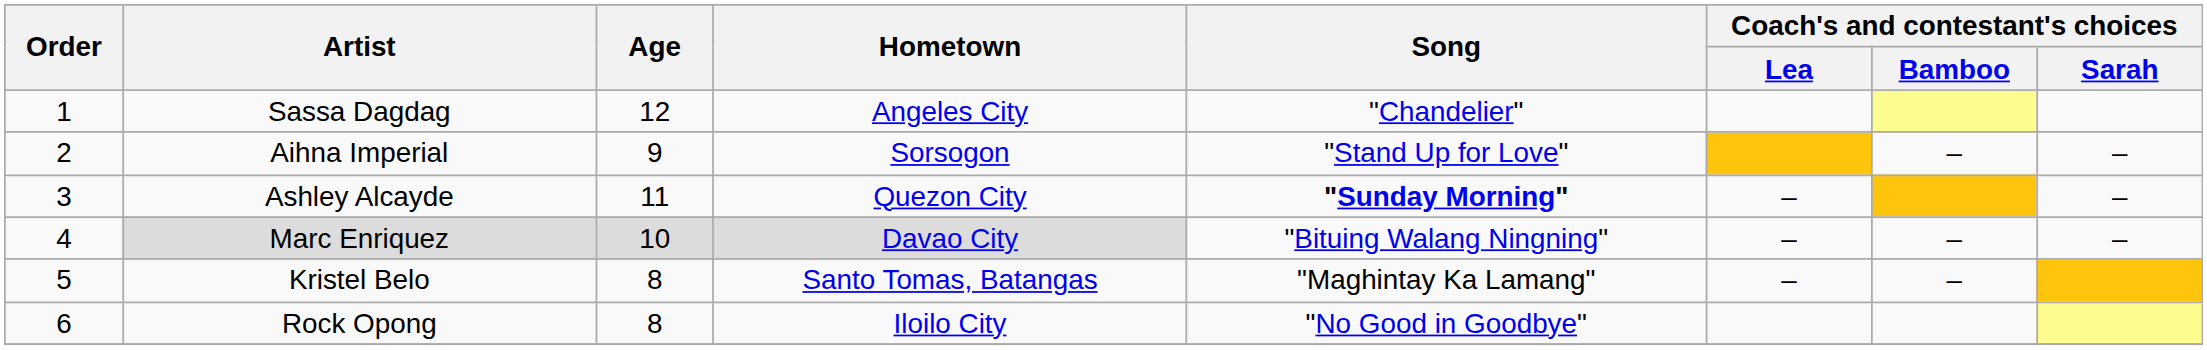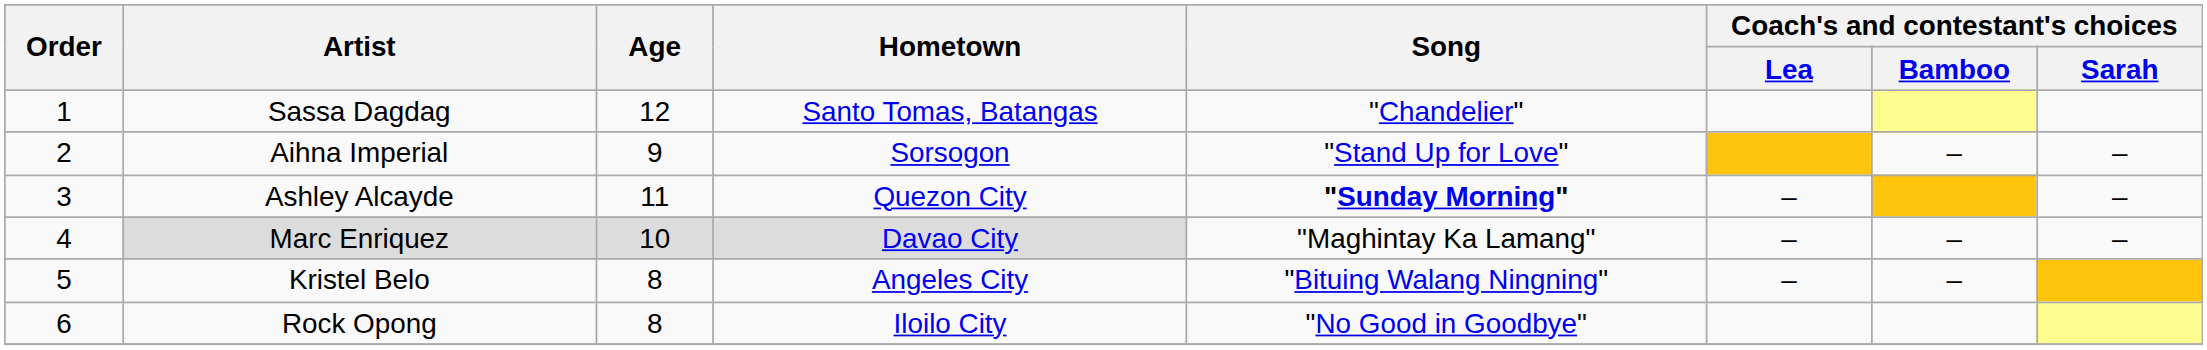(950, 111) Angeles City -> (950, 111) Santo Tomas, Batangas
(1446, 238) "Bituing Walang Ningning" -> (1446, 238) "Maghintay Ka Lamang"
(950, 281) Santo Tomas, Batangas -> (950, 281) Angeles City
(1446, 281) "Maghintay Ka Lamang" -> (1446, 281) "Bituing Walang Ningning"
